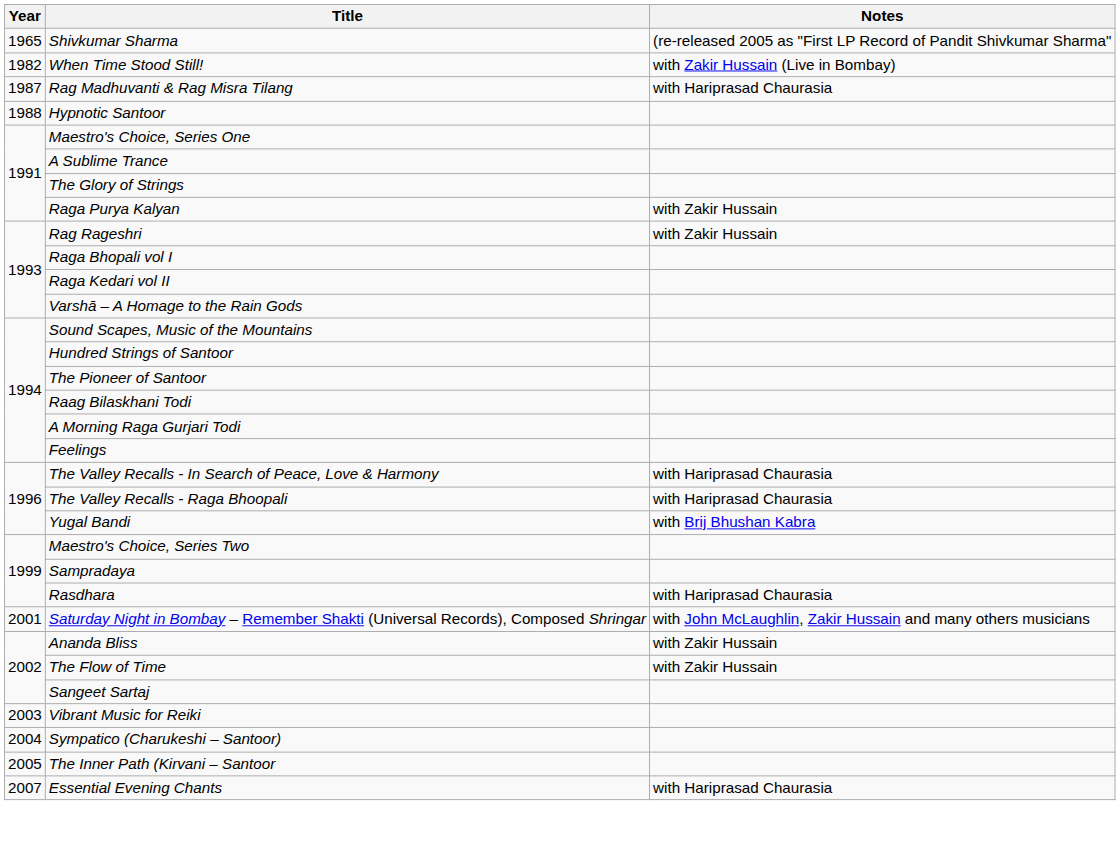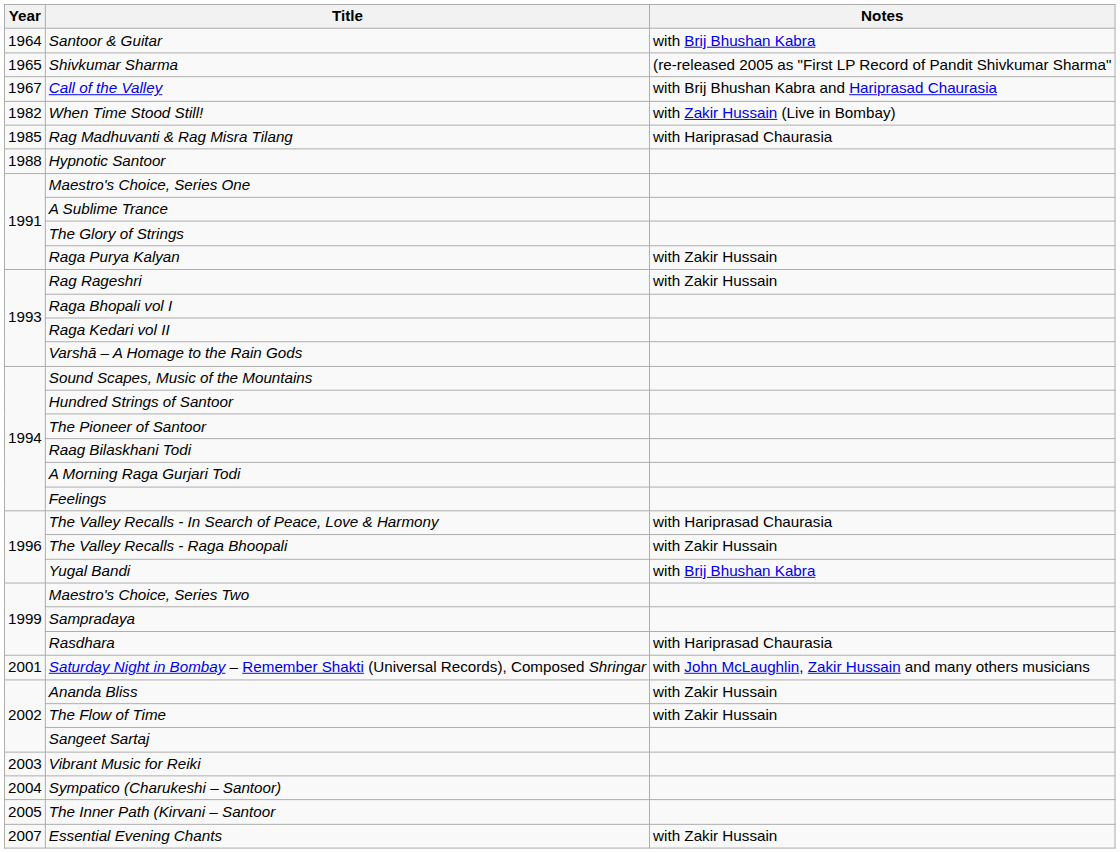+ row: (105, 40)
+ row: (106, 88)
(25, 88) 1987 -> (25, 137) 1985
(743, 498) with Hariprasad Chaurasia -> (715, 546) with Zakir Hussain
(743, 787) with Hariprasad Chaurasia -> (715, 836) with Zakir Hussain
